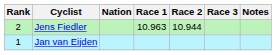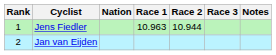(18, 27) 2 -> (18, 27) 1
(18, 42) 1 -> (18, 42) 2
